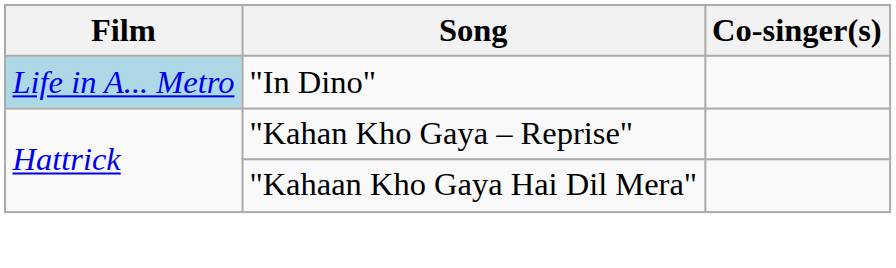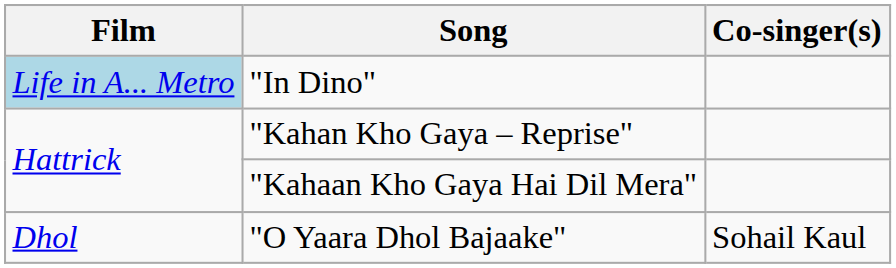+ row: (408, 236)
